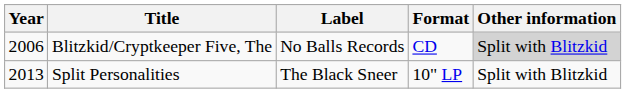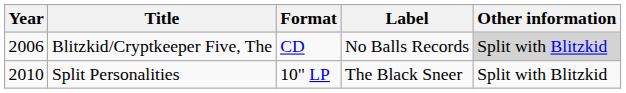columns swapped: (342, 18) <-> (441, 18)
(26, 74) 2013 -> (26, 74) 2010
